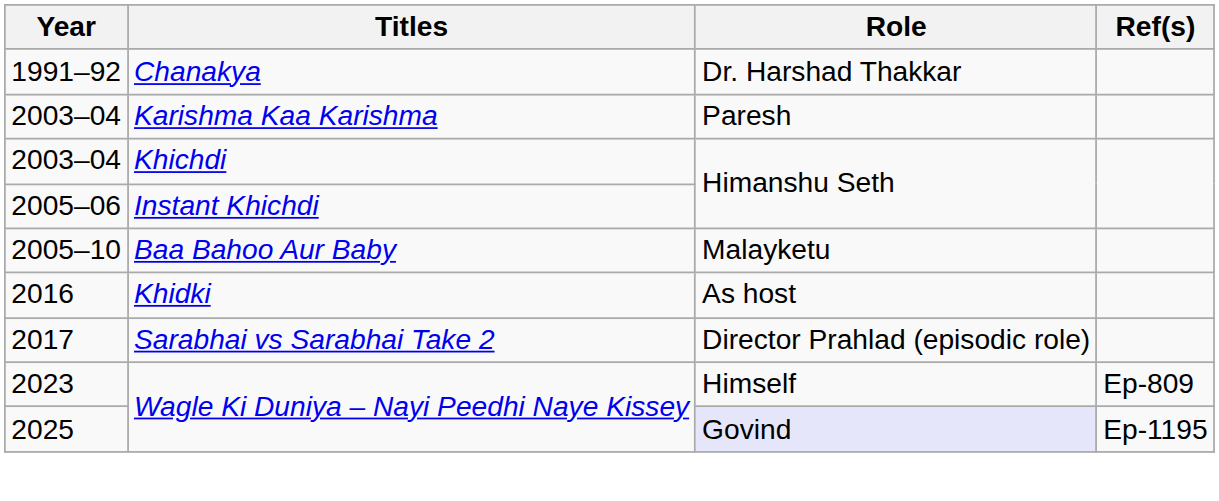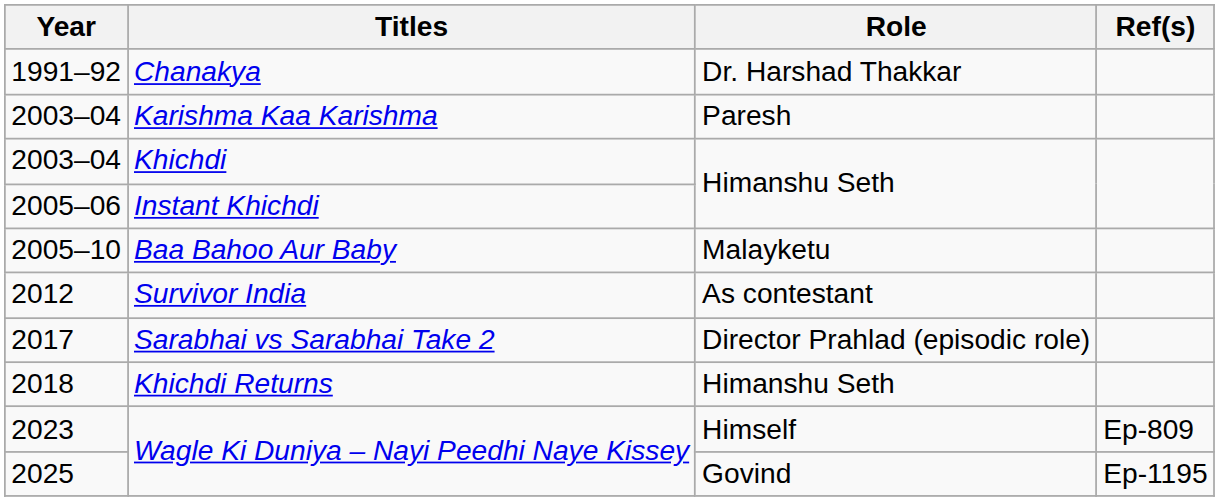+ row: (43, 294)
- row: (43, 294)
+ row: (43, 384)
(747, 428) lavender background -> (747, 473) no background
